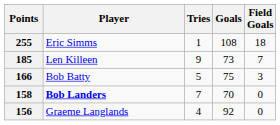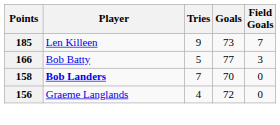- row: (24, 42)
(229, 77) 75 -> (229, 59) 77
(229, 111) 92 -> (229, 94) 72
